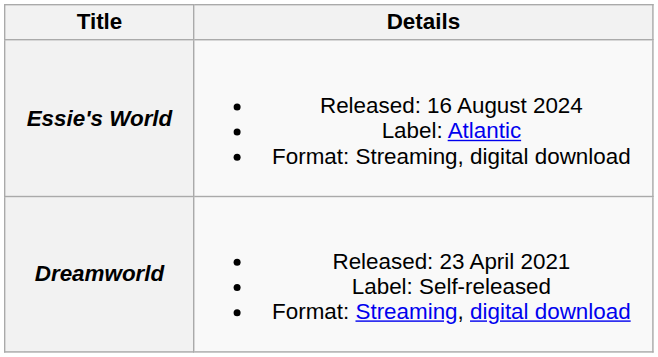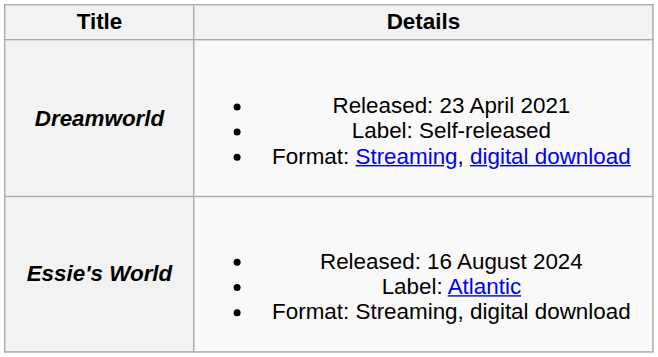rows swapped: (99, 273) <-> (99, 117)
